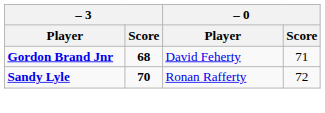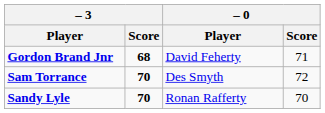+ row: (47, 77)
(302, 77) 72 -> (302, 98) 70
